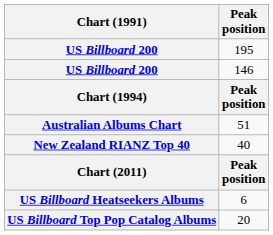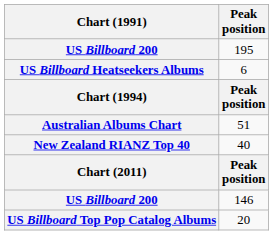rows swapped: (244, 199) <-> (244, 69)
